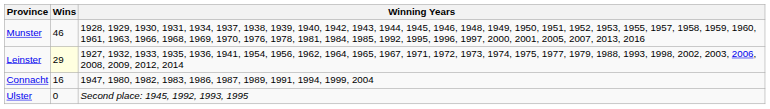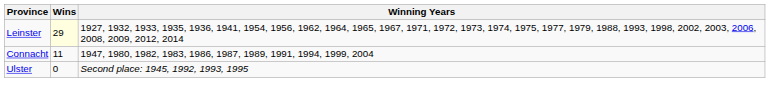- row: (24, 33)
(58, 80) 16 -> (58, 54) 11
